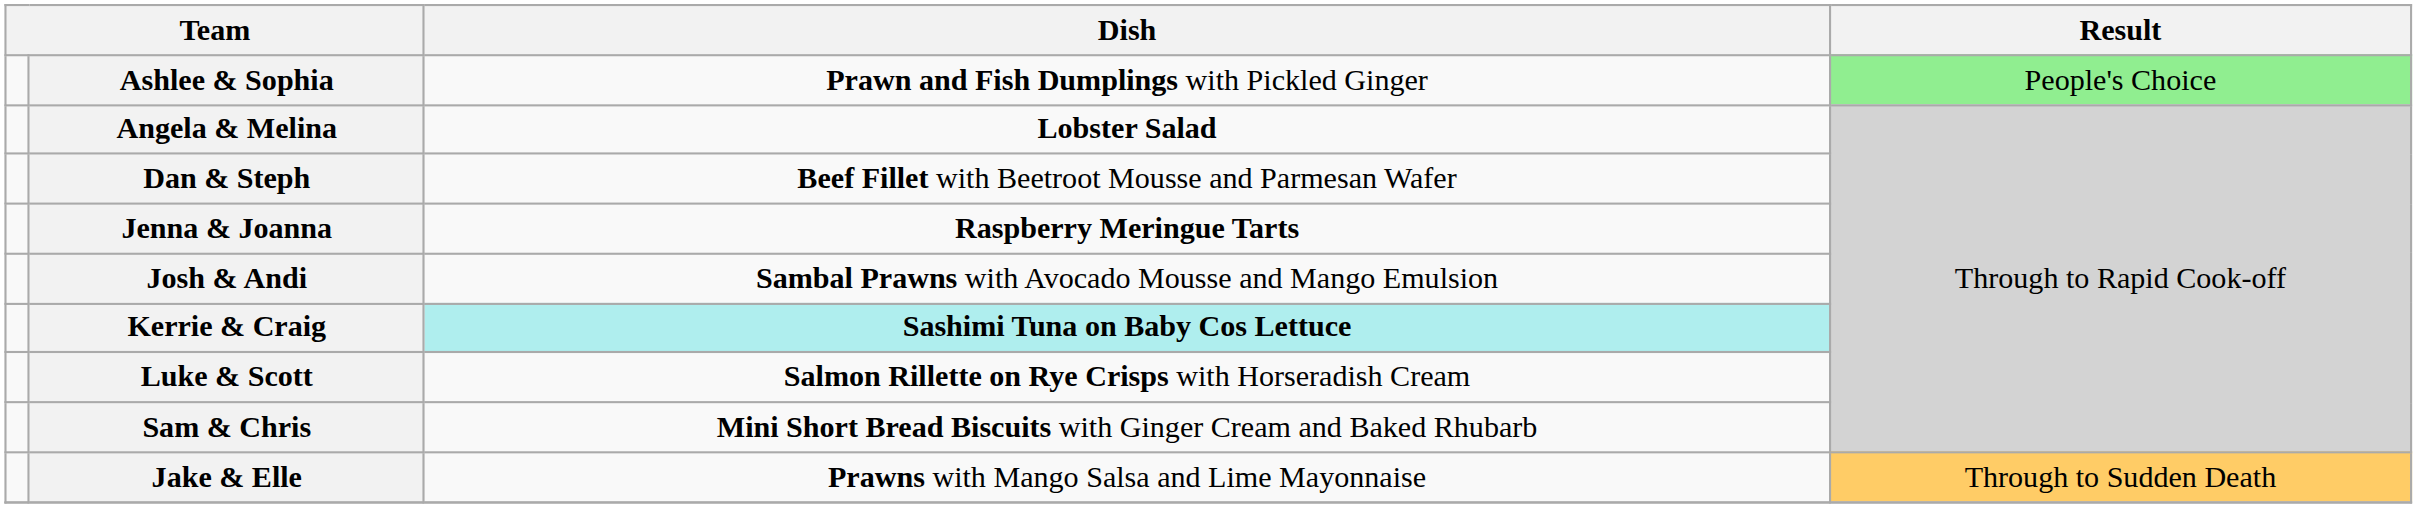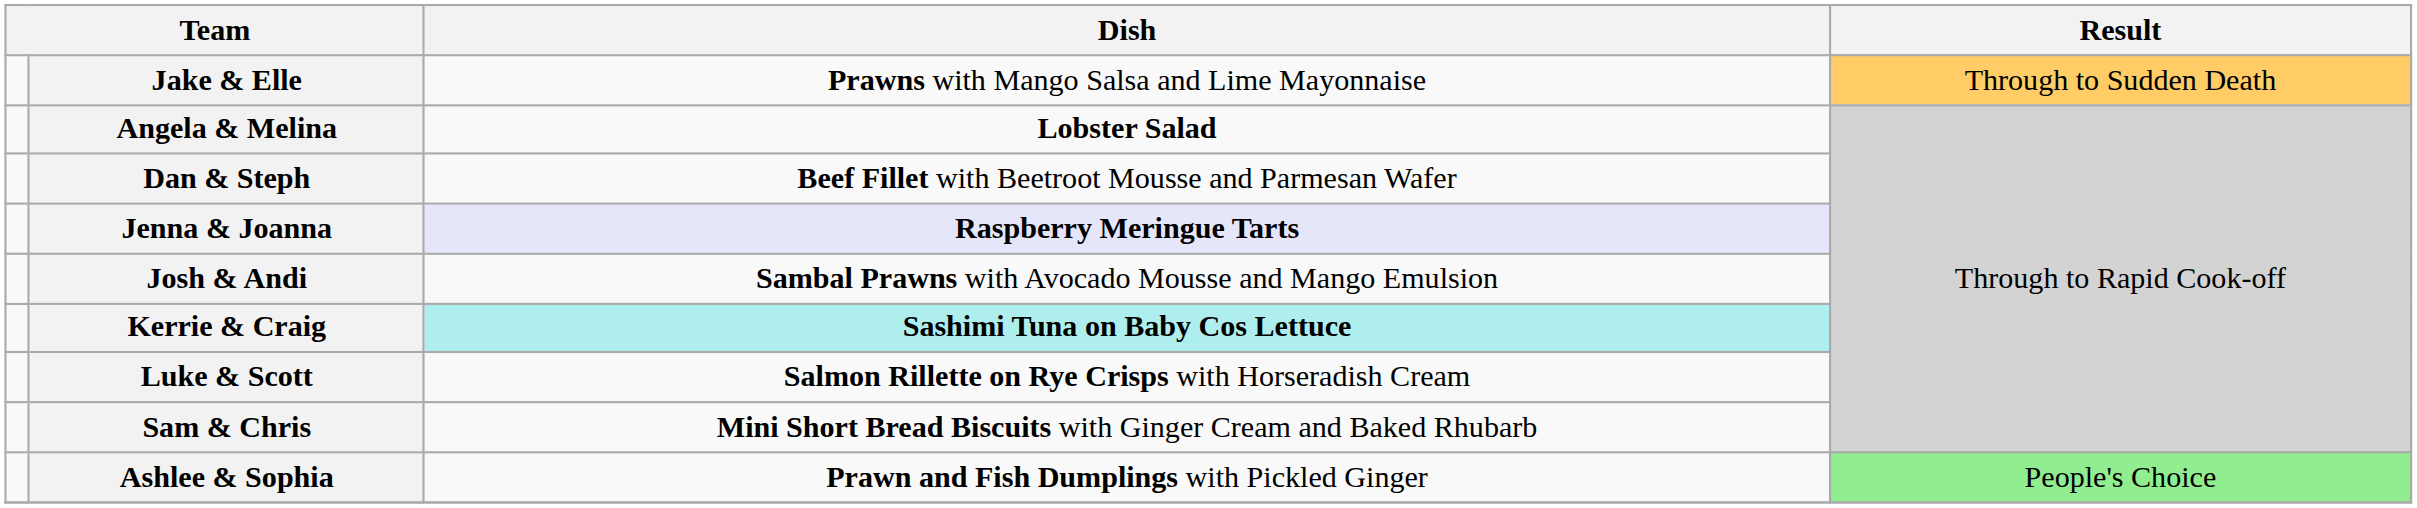rows swapped: (227, 79) <-> (227, 476)
(1127, 228) no background -> (1127, 228) lavender background
